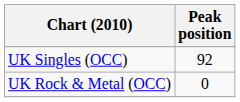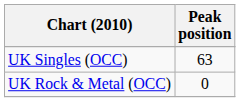(205, 59) 92 -> (205, 59) 63
